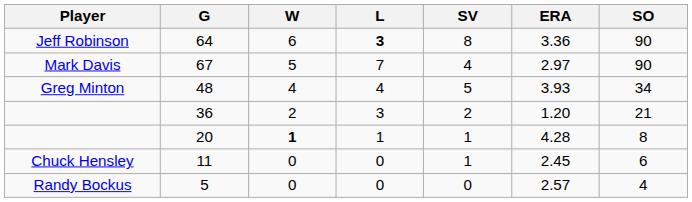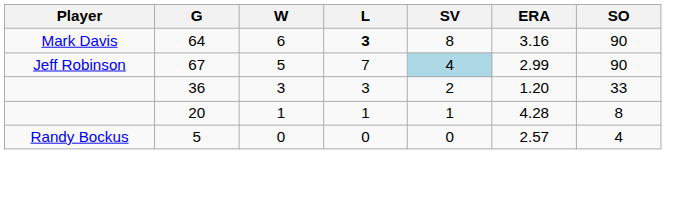(82, 40) Jeff Robinson -> (79, 40) Mark Davis
(555, 40) 3.36 -> (534, 40) 3.16
(82, 64) Mark Davis -> (79, 64) Jeff Robinson
(468, 64) no background -> (450, 64) lightblue background
(555, 64) 2.97 -> (534, 64) 2.99
- row: (204, 88)
(292, 112) 2 -> (281, 88) 3
(643, 112) 21 -> (619, 88) 33
(292, 137) bold -> (281, 112) normal
- row: (204, 161)
